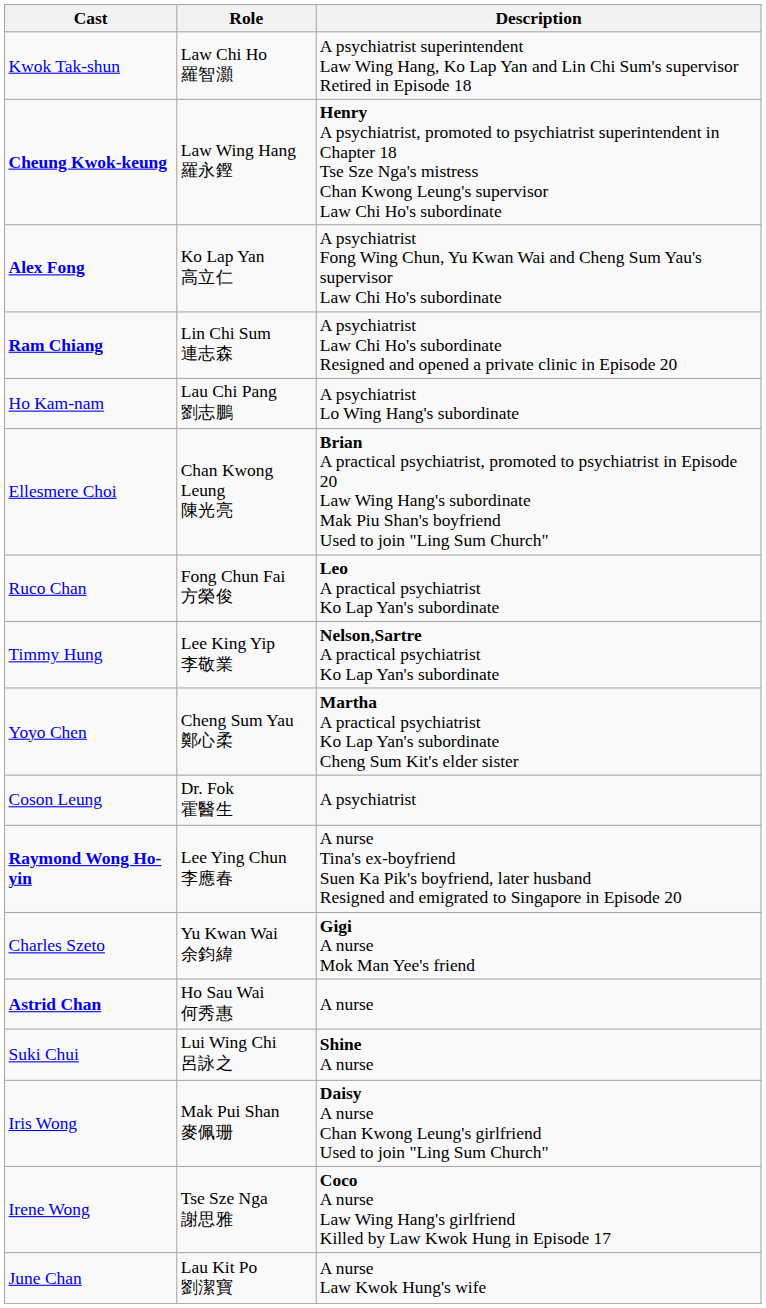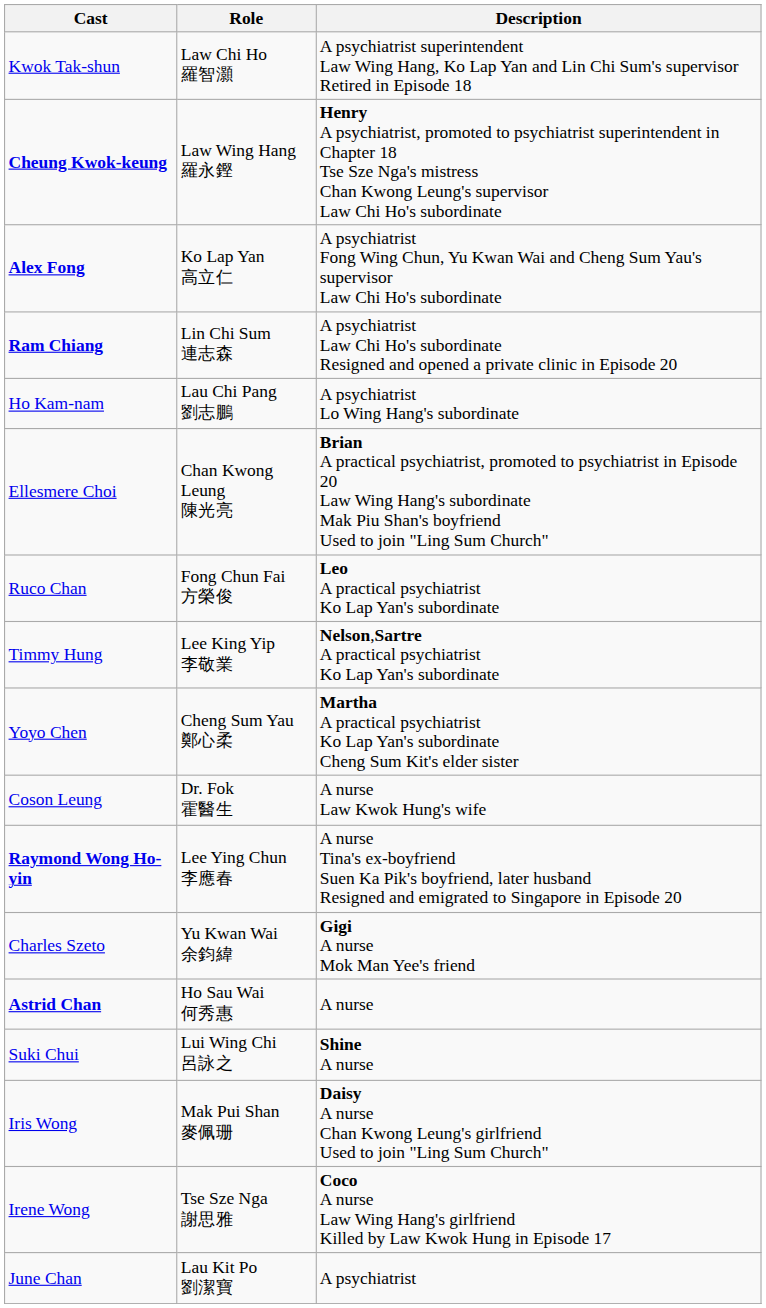(368, 800) A psychiatrist -> (403, 800) A nurse Law Kwok Hung's wife
(403, 1278) A nurse Law Kwok Hung's wife -> (368, 1278) A psychiatrist
